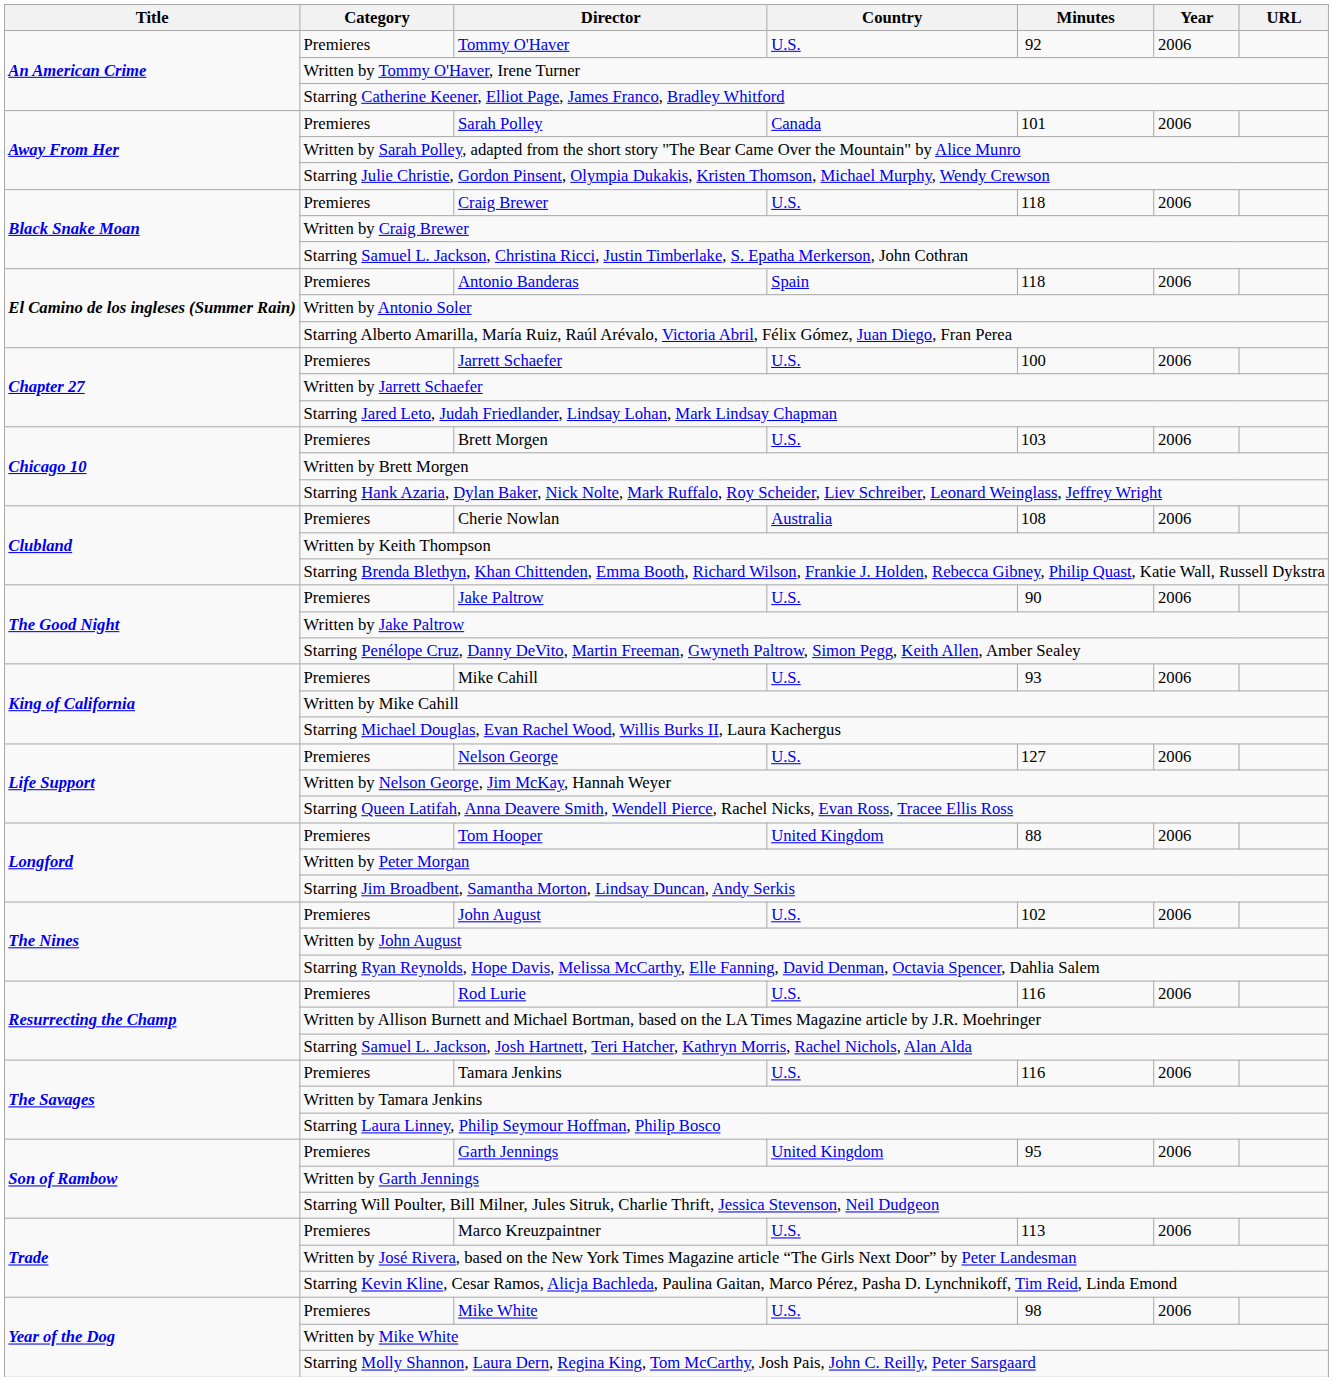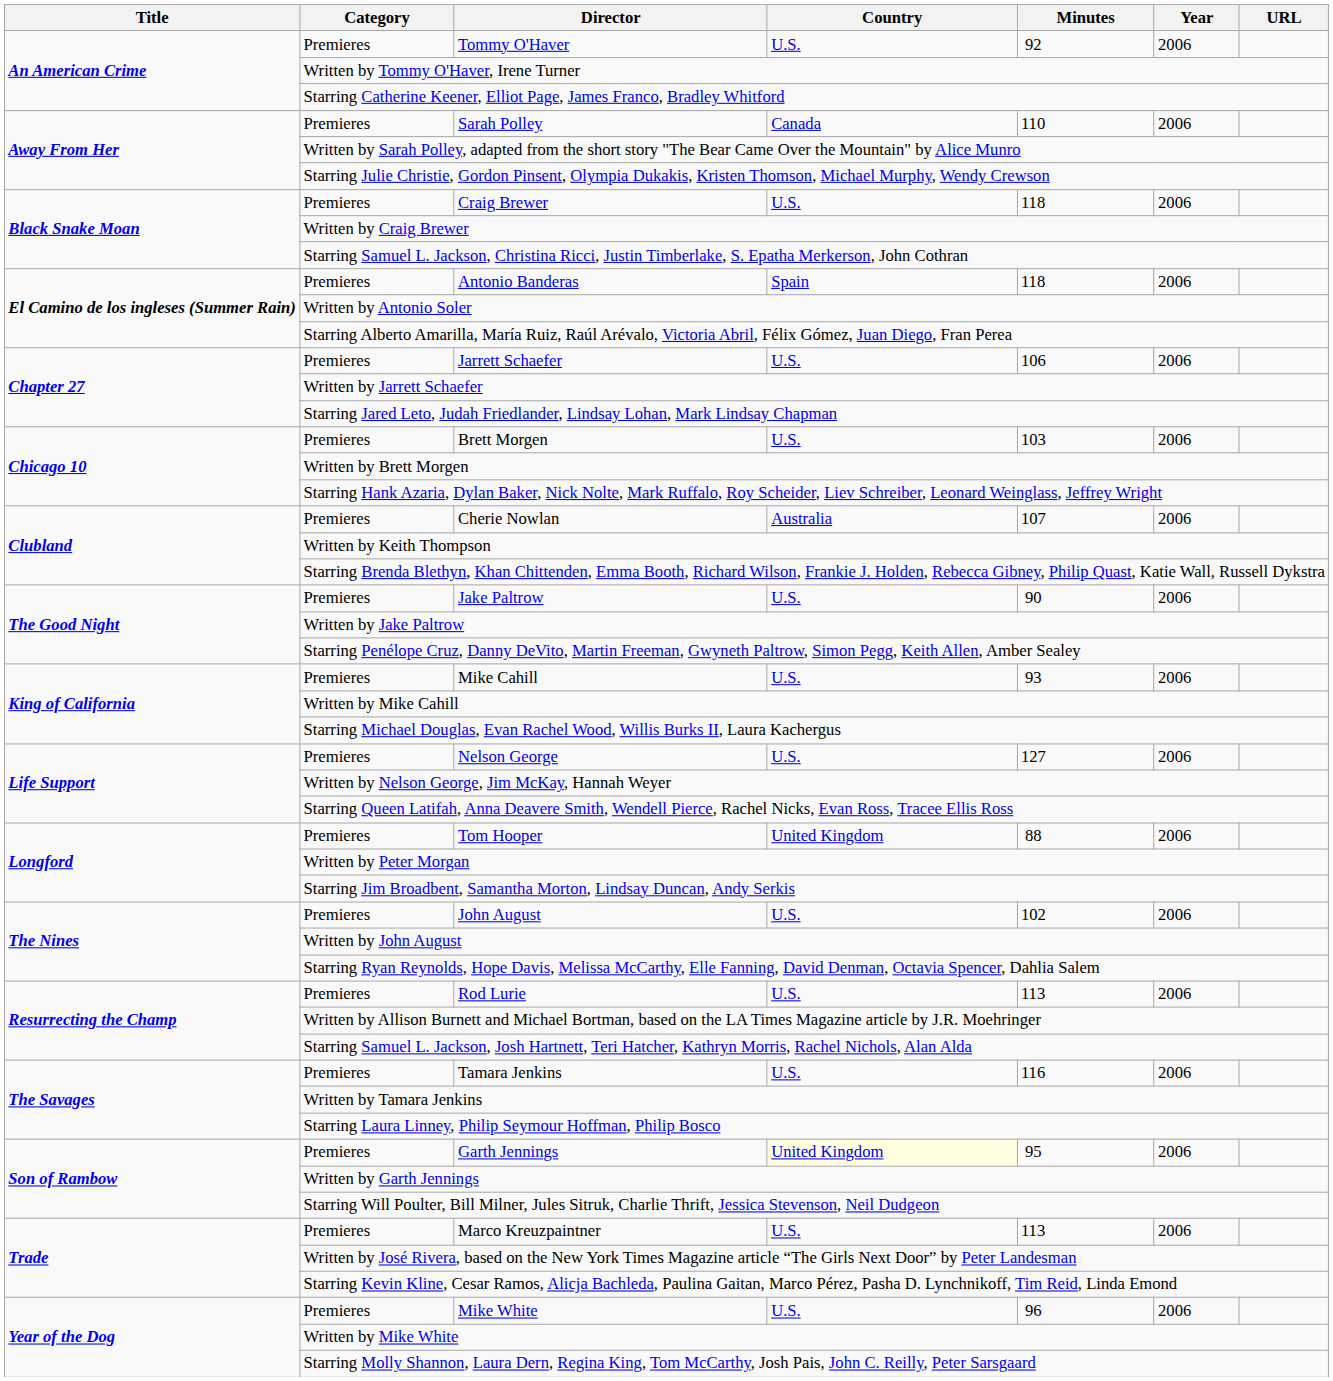(1033, 123) 101 -> (1033, 123) 110
(1033, 360) 100 -> (1033, 360) 106
(1033, 519) 108 -> (1033, 519) 107
(1033, 994) 116 -> (1033, 994) 113
(827, 1152) no background -> (827, 1152) lightyellow background
(1031, 1310) 98 -> (1031, 1310) 96
